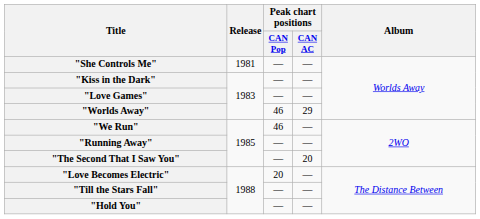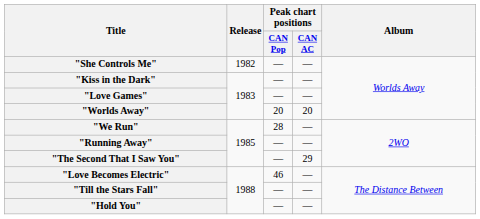(245, 64) 1981 -> (245, 64) 1982
(278, 111) 46 -> (278, 111) 20
(307, 111) 29 -> (307, 111) 20
(278, 127) 46 -> (278, 127) 28
(307, 158) 20 -> (307, 158) 29
(278, 174) 20 -> (278, 174) 46
